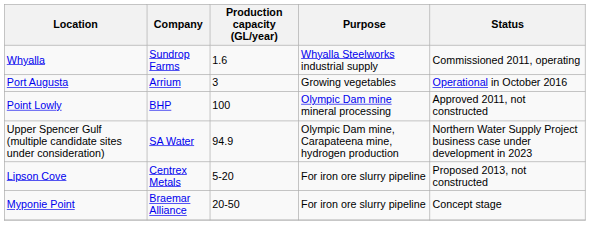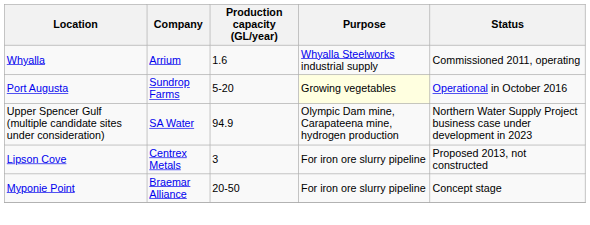(170, 60) Sundrop Farms -> (165, 60) Arrium
(165, 83) Arrium -> (170, 89) Sundrop Farms
(215, 83) 3 -> (223, 89) 5-20
(348, 83) no background -> (348, 89) lightyellow background
- row: (34, 106)
(223, 176) 5-20 -> (215, 159) 3
